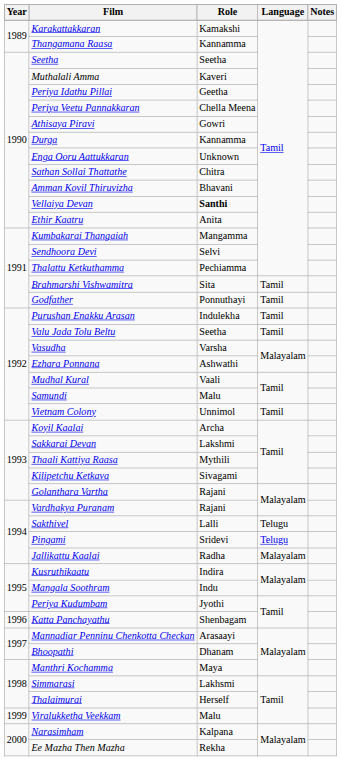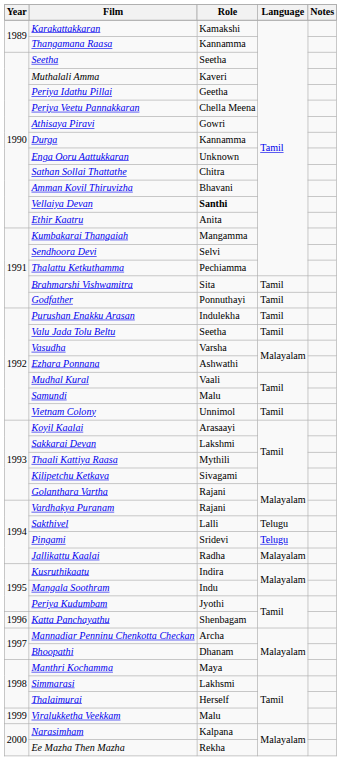(212, 428) Archa -> (217, 428) Arasaayi
(217, 635) Arasaayi -> (212, 635) Archa
